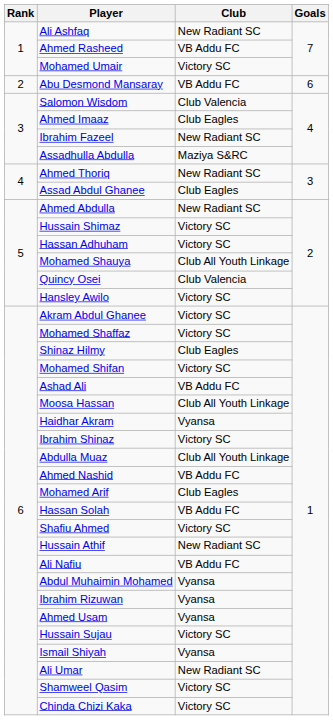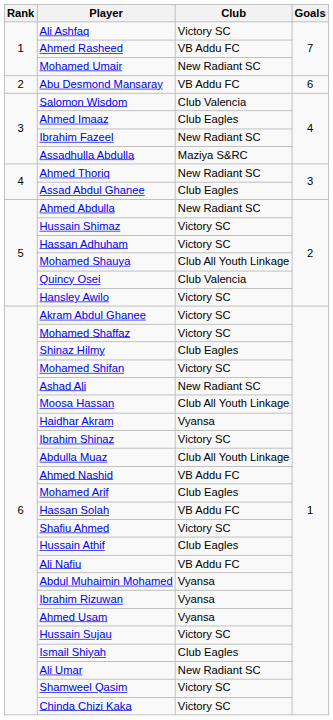(219, 31) New Radiant SC -> (204, 31) Victory SC
(204, 66) Victory SC -> (219, 66) New Radiant SC
(209, 386) VB Addu FC -> (219, 386) New Radiant SC
(219, 546) New Radiant SC -> (208, 546) Club Eagles
(196, 652) Vyansa -> (208, 652) Club Eagles
